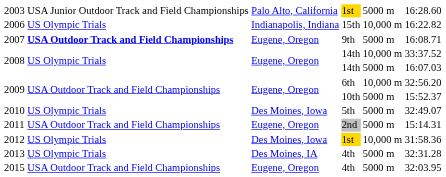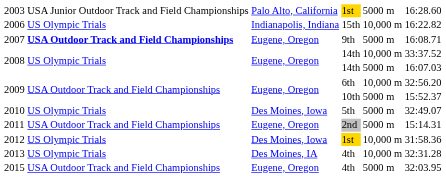(378, 153) 5000 m -> (382, 153) 10,000 m
